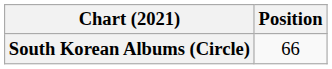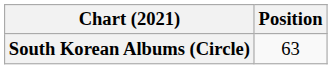(291, 48) 66 -> (291, 48) 63
